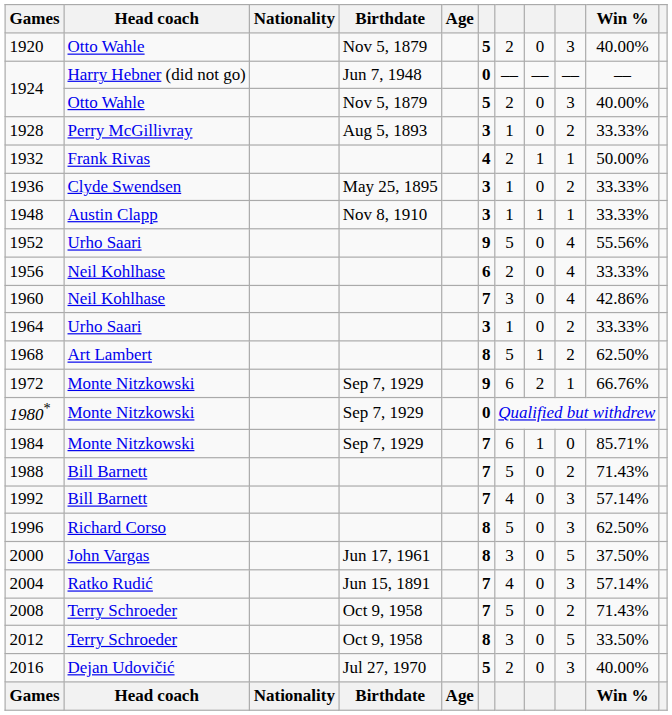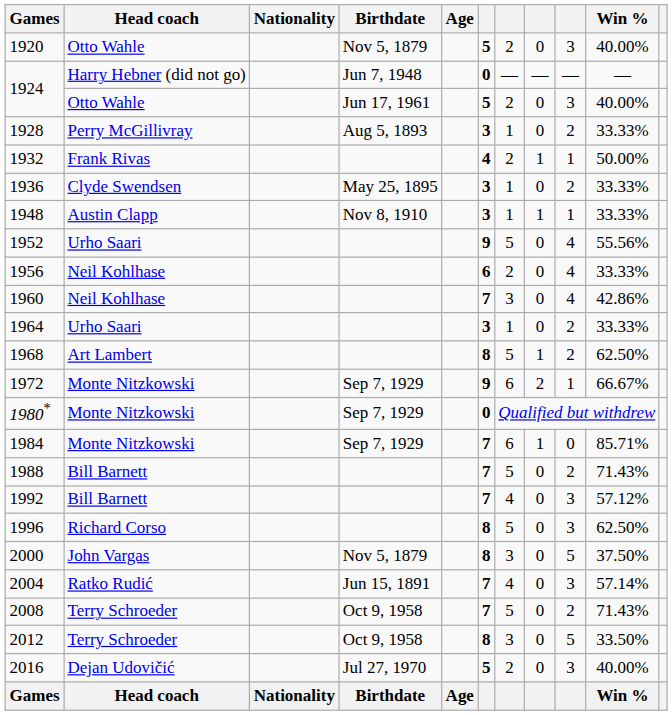(385, 102) Nov 5, 1879 -> (386, 102) Jun 17, 1961
(622, 383) 66.76% -> (622, 383) 66.67%
(622, 499) 57.14% -> (622, 499) 57.12%
(386, 555) Jun 17, 1961 -> (385, 555) Nov 5, 1879
